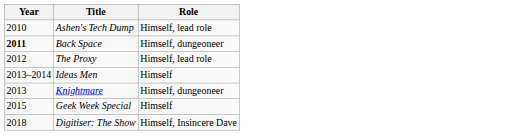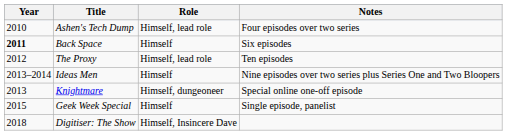+ column: (371, 12)
(182, 43) Himself, dungeoneer -> (156, 43) Himself
